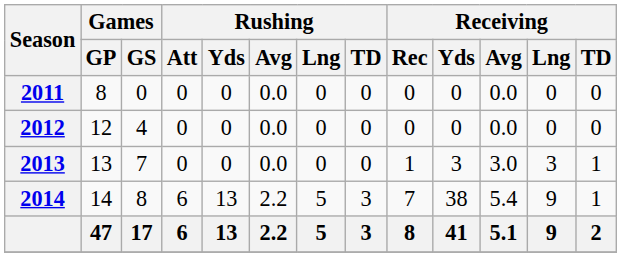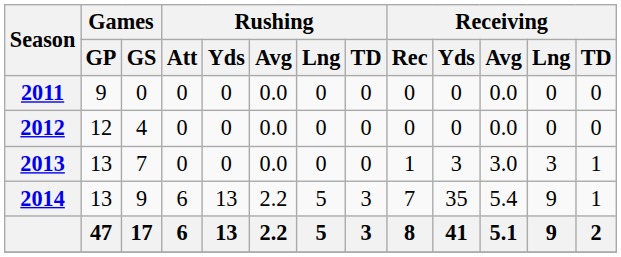(101, 92) 8 -> (101, 92) 9
(101, 198) 14 -> (101, 198) 13
(142, 198) 8 -> (142, 198) 9
(456, 198) 38 -> (456, 198) 35
